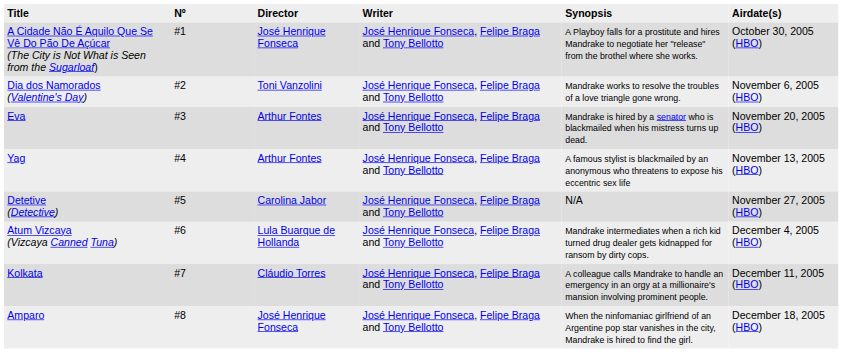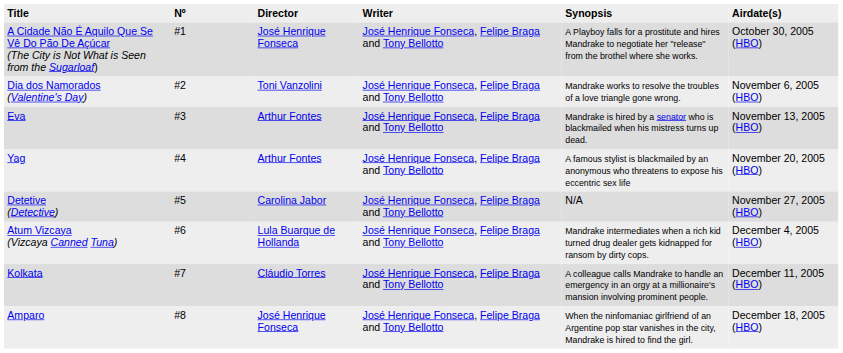(778, 122) November 20, 2005 (HBO) -> (778, 122) November 13, 2005 (HBO)
(778, 164) November 13, 2005 (HBO) -> (778, 164) November 20, 2005 (HBO)
